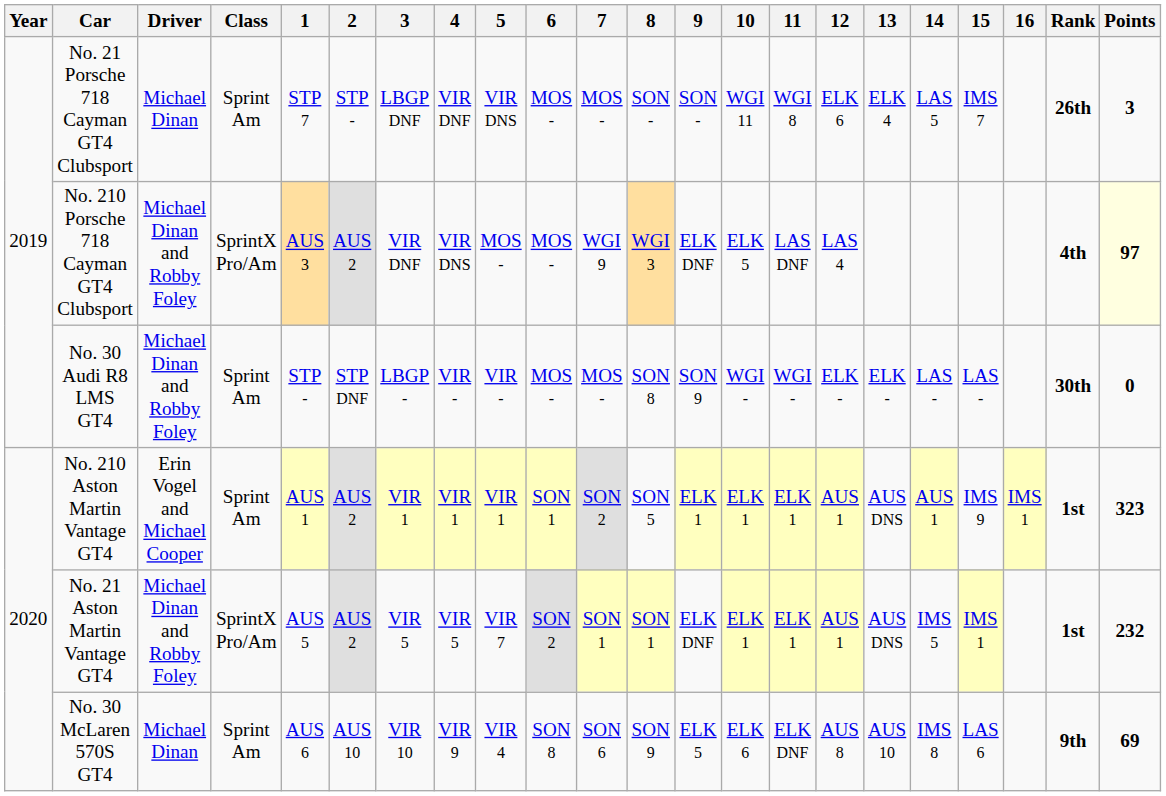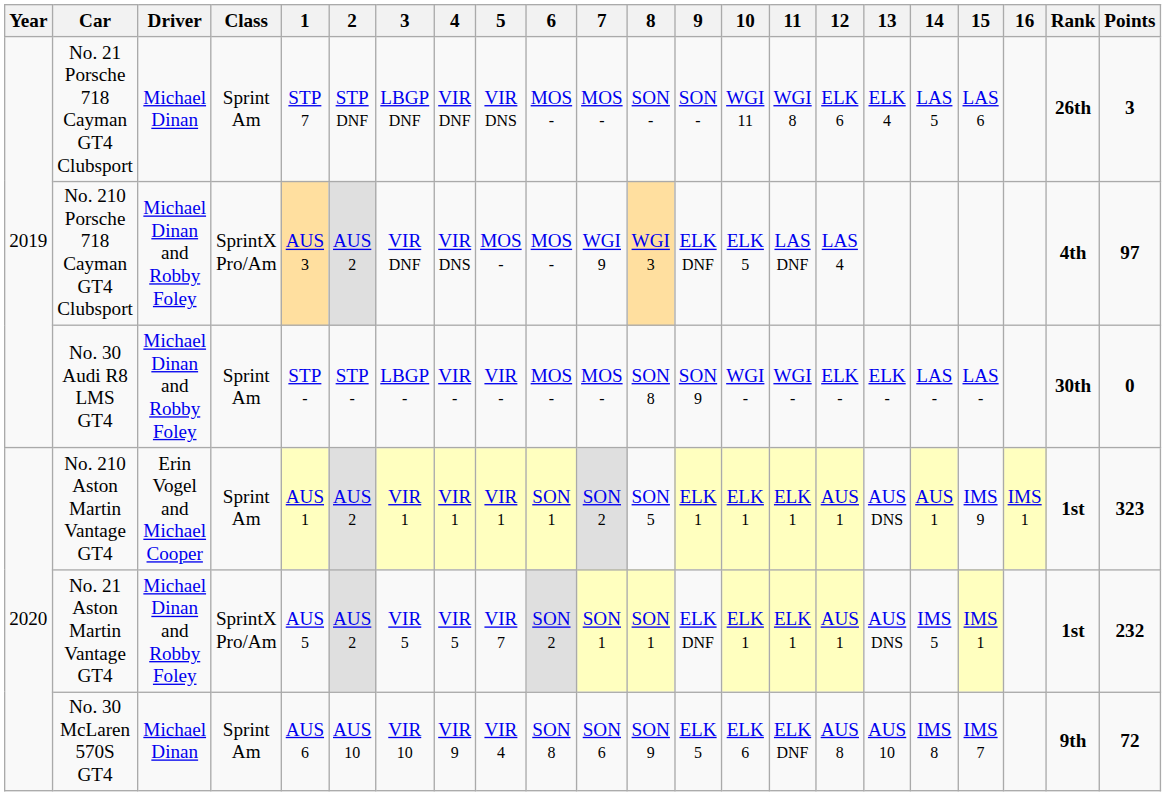(352, 108) STP - -> (352, 108) STP DNF
(981, 108) IMS 7 -> (981, 108) LAS 6
(1130, 253) lightyellow background -> (1130, 253) no background
(352, 386) STP DNF -> (352, 386) STP -
(981, 741) LAS 6 -> (981, 741) IMS 7
(1130, 741) 69 -> (1130, 741) 72
